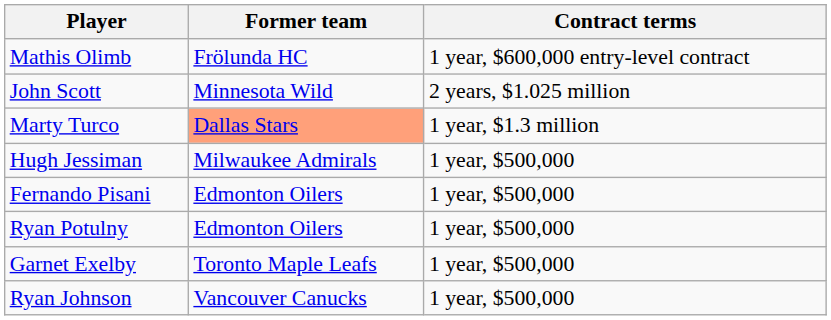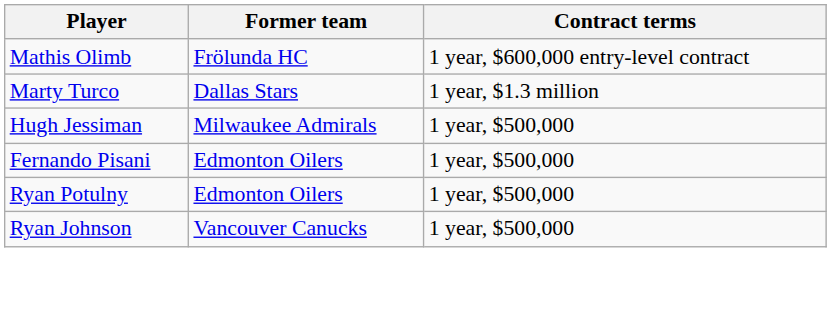- row: (55, 90)
(246, 125) lightsalmon background -> (246, 90) no background
- row: (73, 263)
